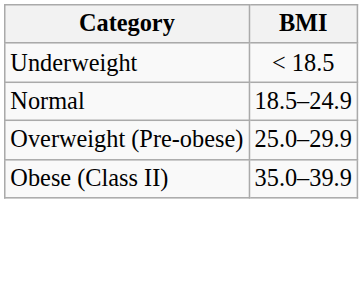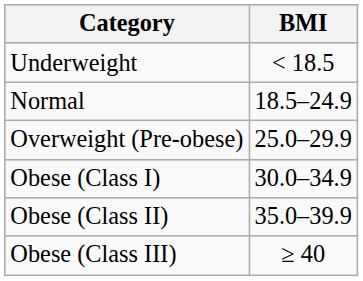+ row: (85, 178)
+ row: (93, 255)
